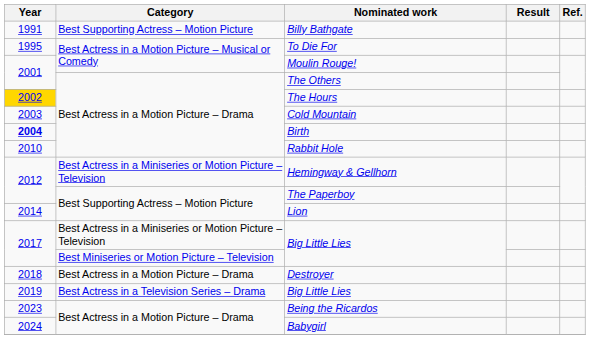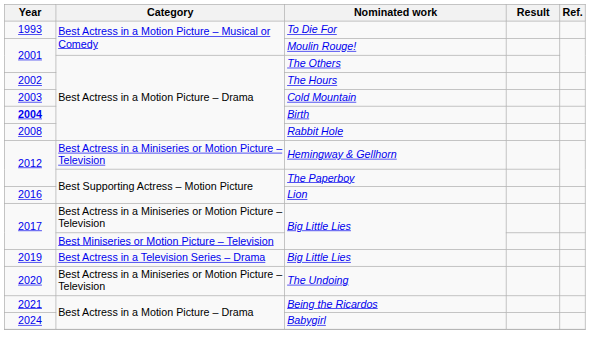- row: (156, 30)
(30, 47) 1995 -> (30, 30) 1993
(30, 98) gold background -> (30, 81) no background
(30, 149) 2010 -> (30, 132) 2008
(30, 212) 2014 -> (30, 195) 2016
- row: (156, 275)
+ row: (170, 281)
(30, 309) 2023 -> (30, 304) 2021
